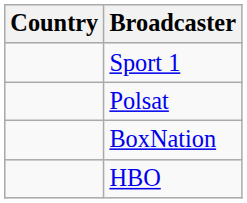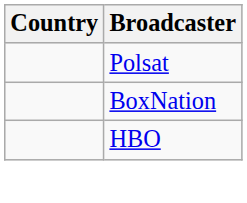- row: (145, 62)
